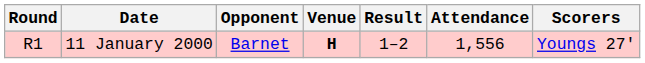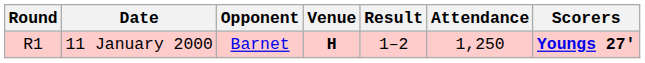(480, 45) 1,556 -> (480, 45) 1,250
(586, 45) normal -> (586, 45) bold
